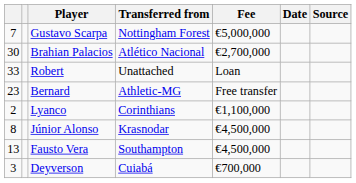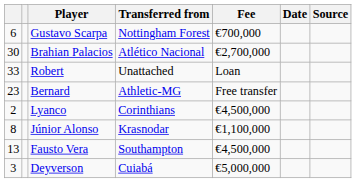(13, 33) 7 -> (13, 33) 6
(243, 33) €5,000,000 -> (238, 33) €700,000
(243, 110) €1,100,000 -> (243, 110) €4,500,000
(243, 129) €4,500,000 -> (243, 129) €1,100,000
(238, 168) €700,000 -> (243, 168) €5,000,000
